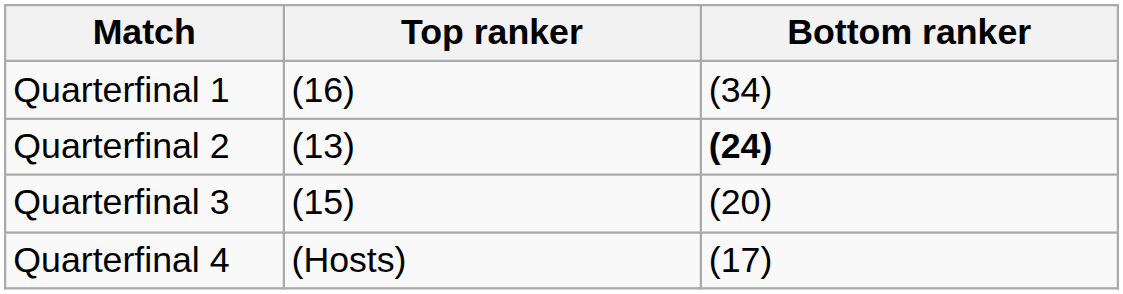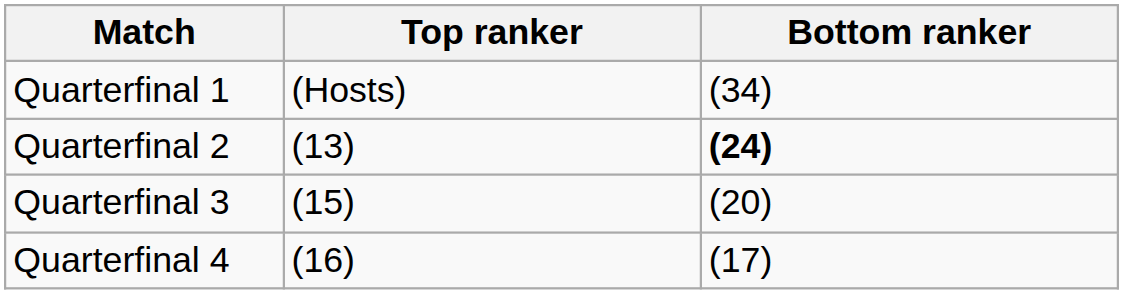(323, 89) (16) -> (349, 89) (Hosts)
(349, 259) (Hosts) -> (323, 259) (16)
